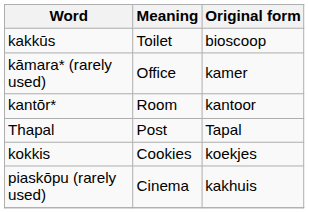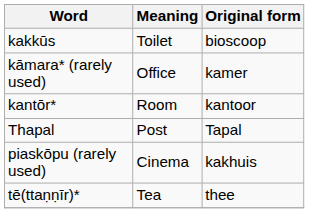- row: (29, 154)
+ row: (44, 195)
